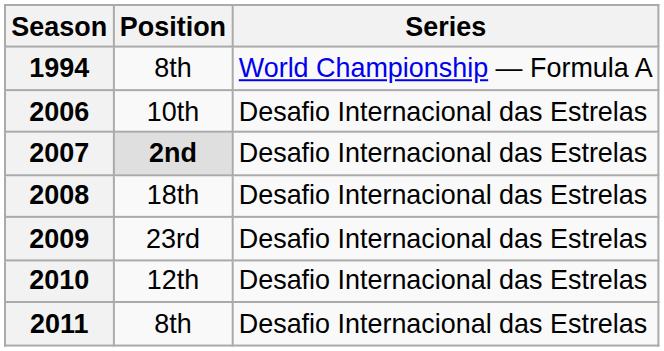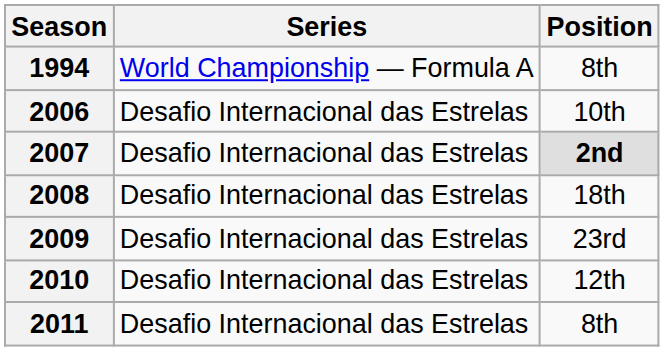columns swapped: (446, 26) <-> (173, 26)
